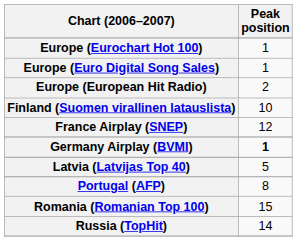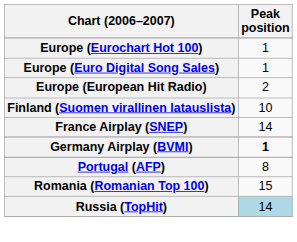(265, 127) 12 -> (265, 127) 14
- row: (121, 166)
(265, 226) no background -> (265, 206) lightblue background
